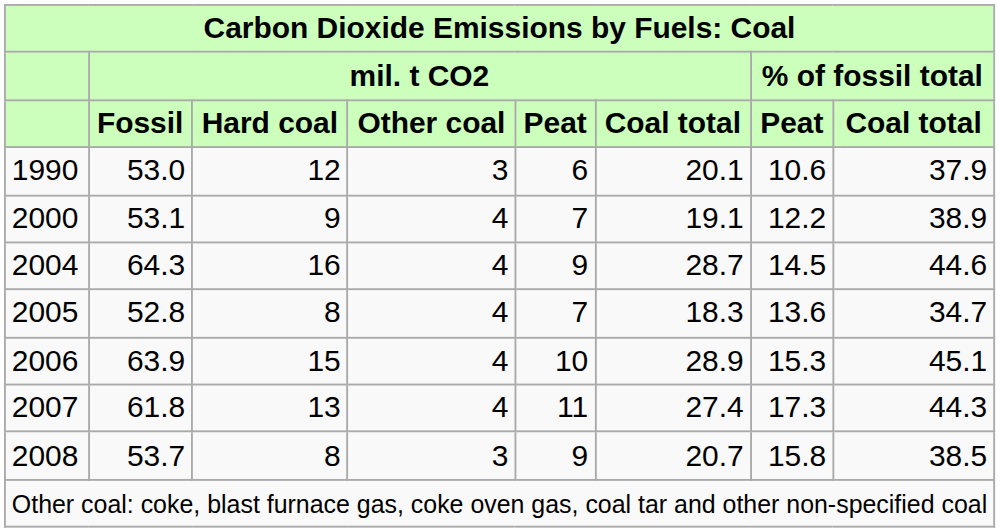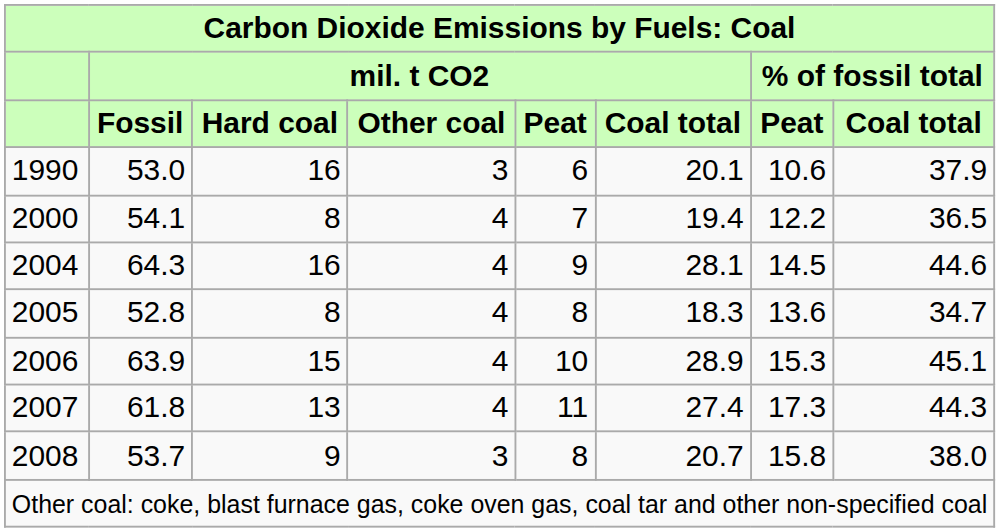(324, 170) 12 -> (324, 170) 16
(156, 218) 53.1 -> (156, 218) 54.1
(332, 218) 9 -> (332, 218) 8
(715, 218) 19.1 -> (715, 218) 19.4
(958, 218) 38.9 -> (958, 218) 36.5
(715, 265) 28.7 -> (715, 265) 28.1
(580, 312) 7 -> (580, 312) 8
(332, 455) 8 -> (332, 455) 9
(580, 455) 9 -> (580, 455) 8
(958, 455) 38.5 -> (958, 455) 38.0
